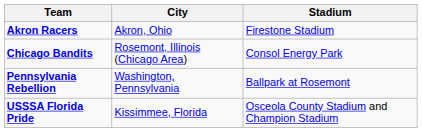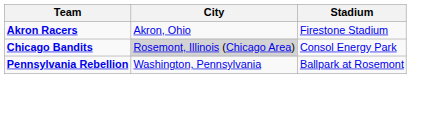(157, 53) no background -> (214, 47) lightgrey background
- row: (45, 112)
